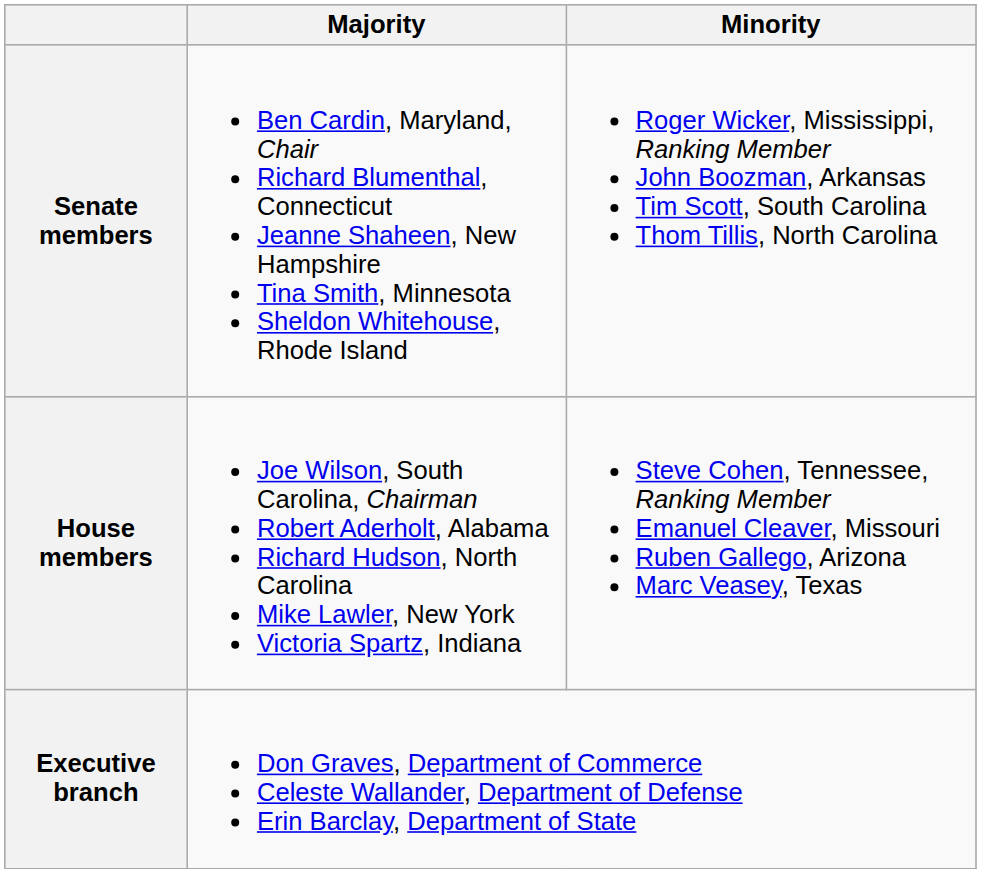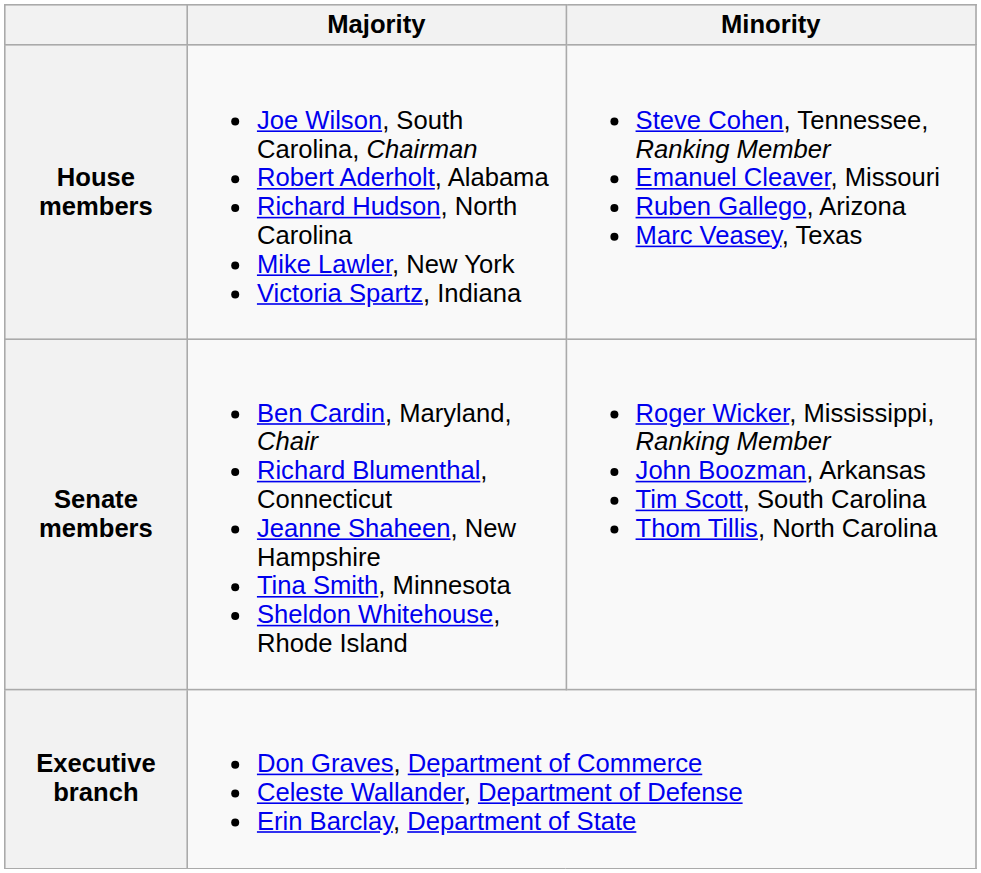rows swapped: (96, 220) <-> (96, 542)
